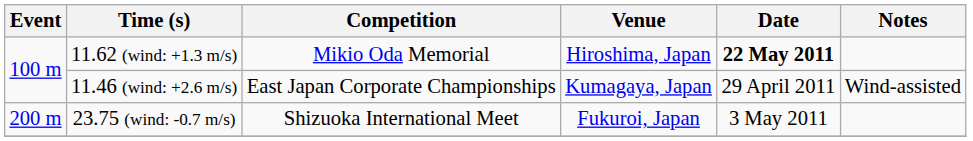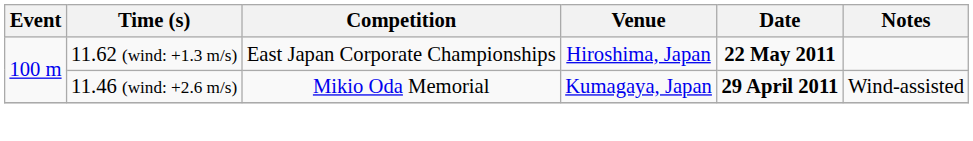(401, 53) Mikio Oda Memorial -> (401, 53) East Japan Corporate Championships
(401, 86) East Japan Corporate Championships -> (401, 86) Mikio Oda Memorial
(778, 86) normal -> (780, 86) bold
- row: (154, 119)
